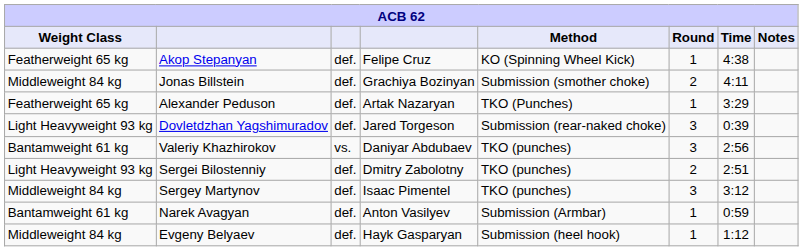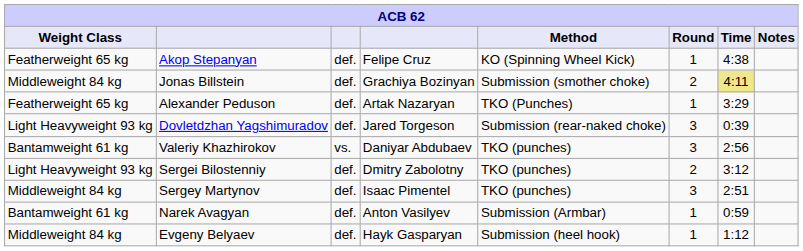(736, 81) no background -> (736, 81) khaki background
(736, 169) 2:51 -> (736, 169) 3:12
(736, 191) 3:12 -> (736, 191) 2:51
